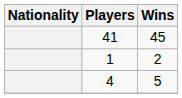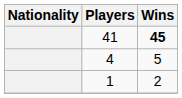(158, 37) normal -> (158, 37) bold
rows swapped: (110, 81) <-> (110, 59)
